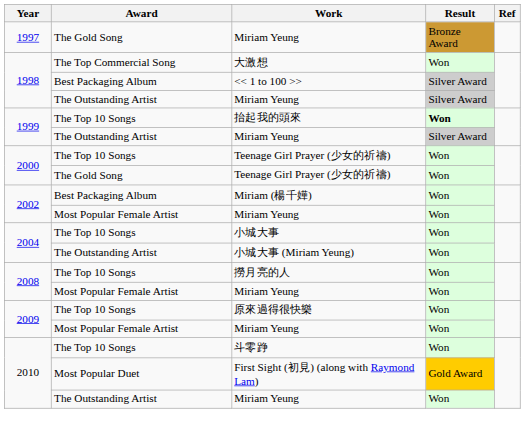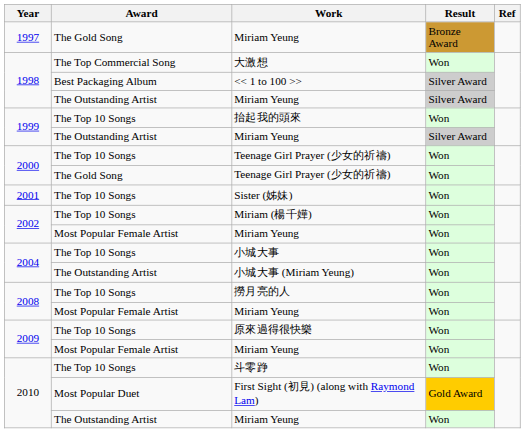(460, 118) bold -> (460, 118) normal
+ row: (28, 195)
(105, 195) Best Packaging Album -> (95, 215) The Top 10 Songs
